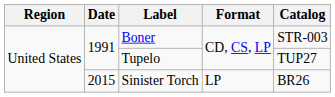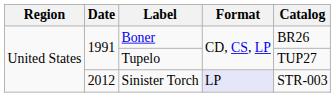(302, 37) STR-003 -> (293, 37) BR26
(101, 80) 2015 -> (101, 80) 2012
(213, 80) no background -> (213, 80) lavender background
(293, 80) BR26 -> (302, 80) STR-003
